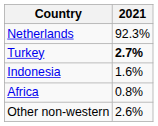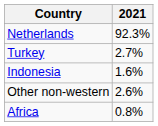(129, 53) bold -> (129, 53) normal
rows swapped: (23, 92) <-> (58, 111)
